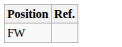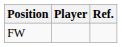+ column: (71, 14)
